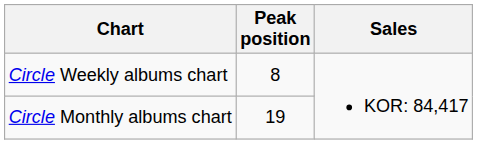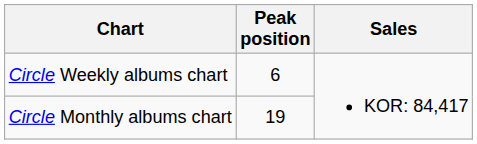(275, 74) 8 -> (275, 74) 6
